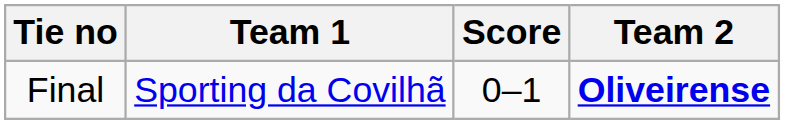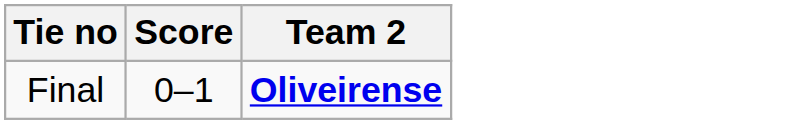- column: (290, 32)
